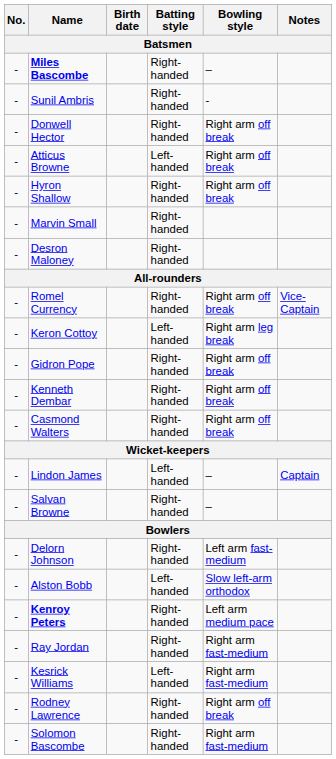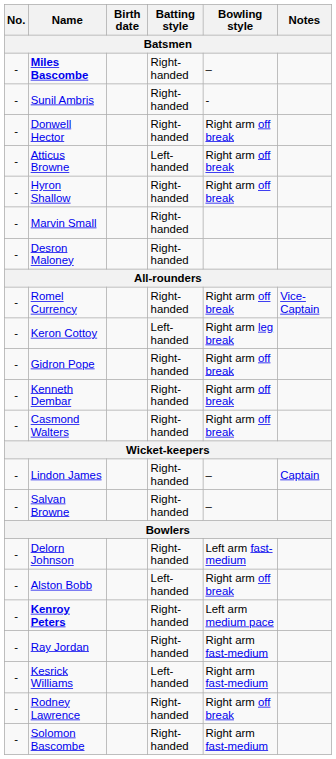(170, 474) Left-handed -> (170, 474) Right-handed
(239, 585) Slow left-arm orthodox -> (238, 585) Right arm off break
